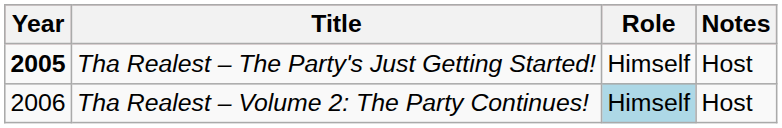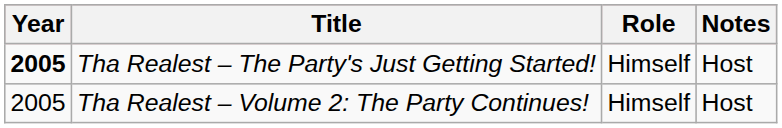(38, 102) 2006 -> (38, 102) 2005
(649, 102) lightblue background -> (649, 102) no background
